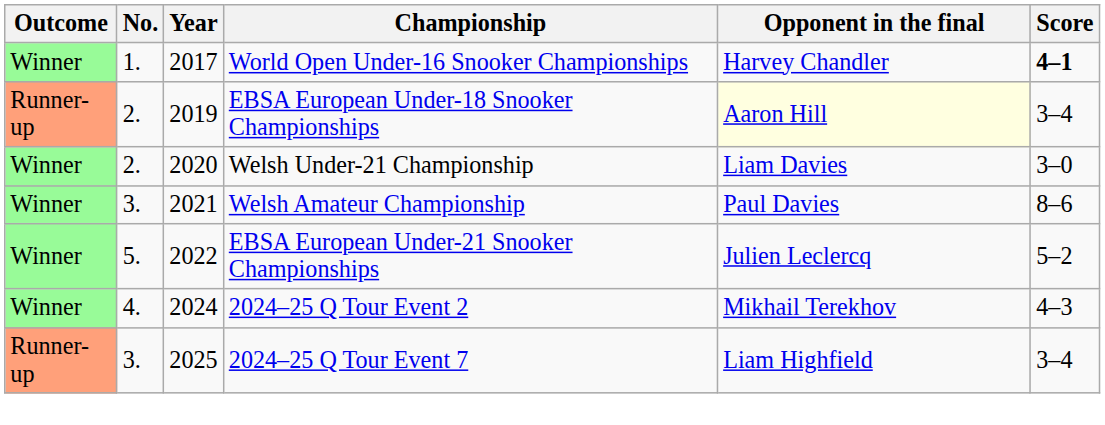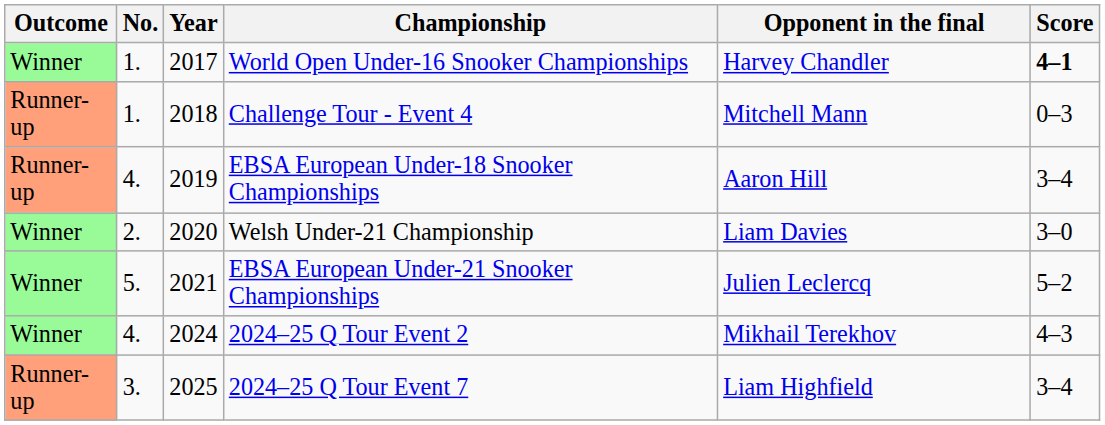+ row: (351, 113)
(132, 113) 2. -> (132, 179) 4.
(775, 113) lightyellow background -> (775, 179) no background
- row: (377, 204)
(194, 256) 2022 -> (194, 283) 2021
